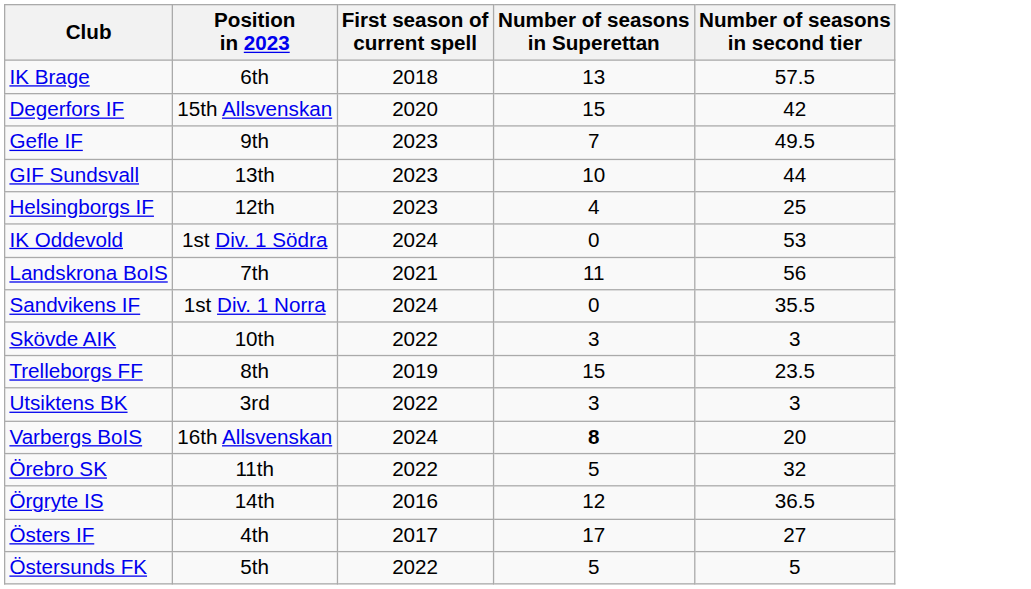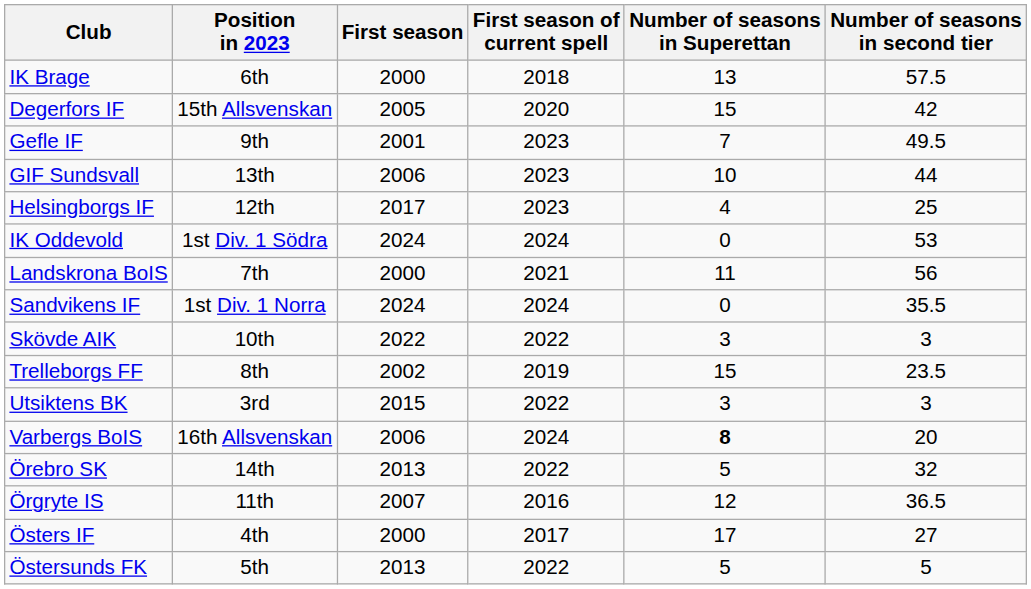+ column: (402, 32)
(255, 469) 11th -> (255, 469) 14th
(255, 502) 14th -> (255, 502) 11th
